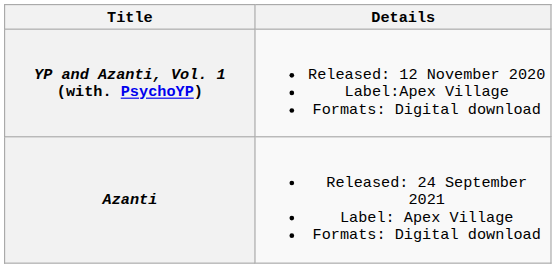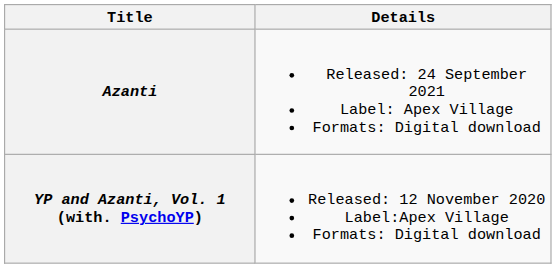rows swapped: (130, 83) <-> (130, 200)
